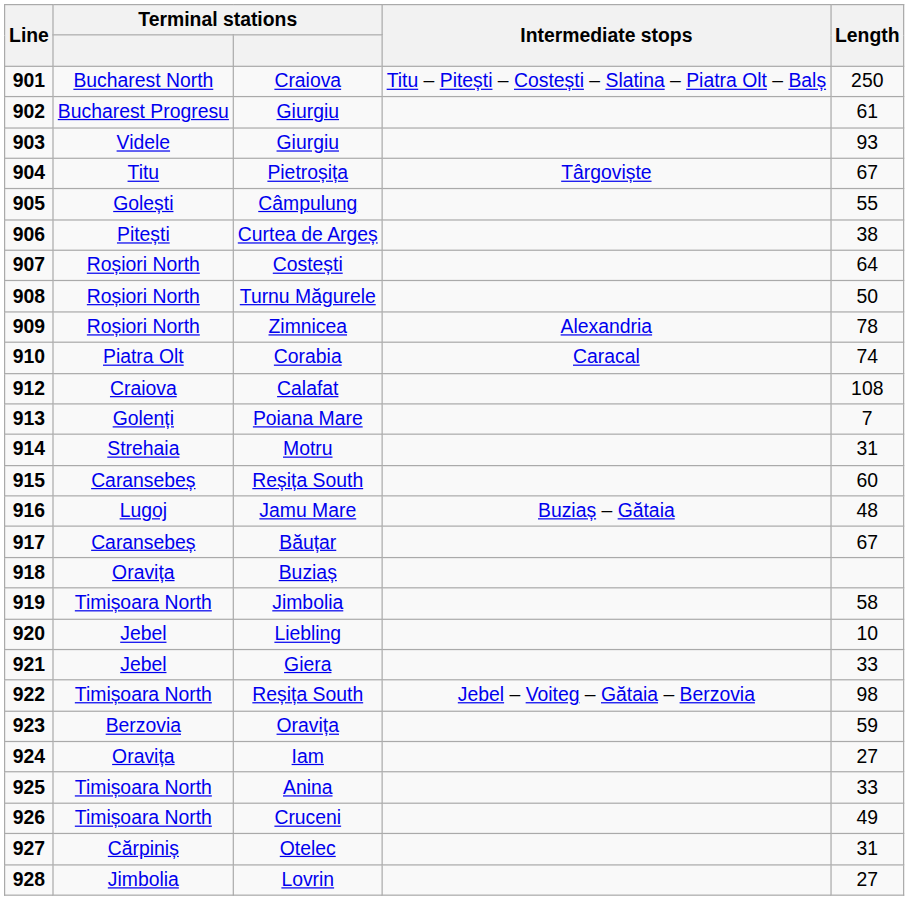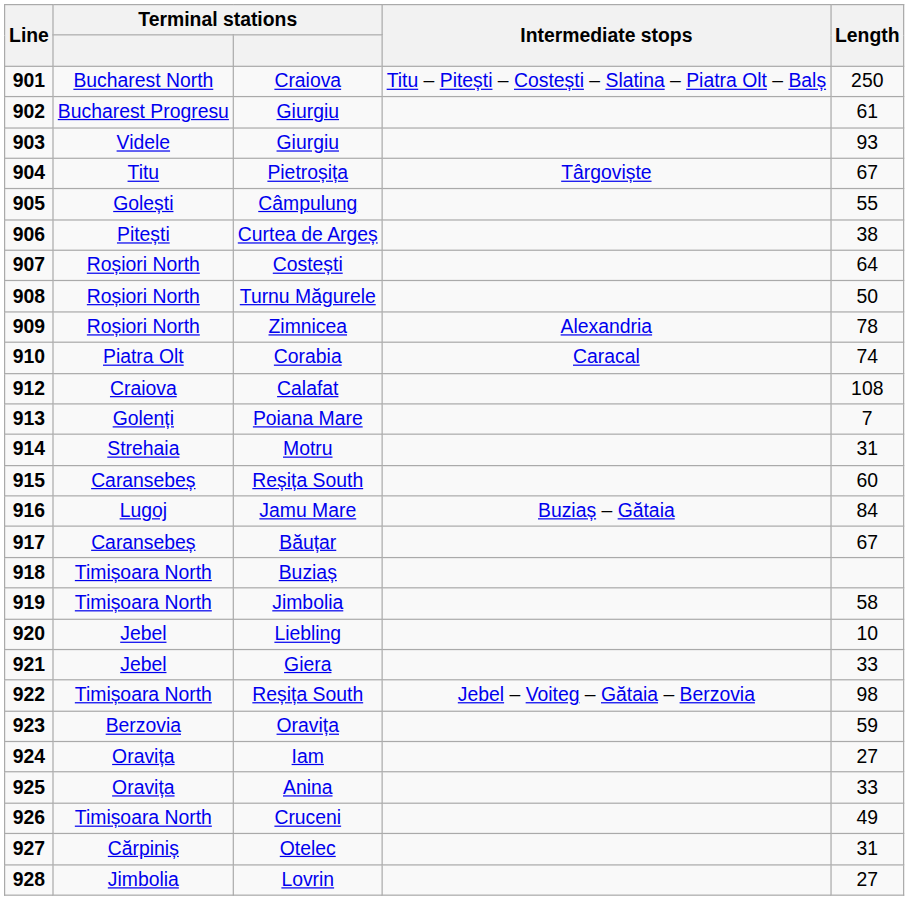(867, 511) 48 -> (867, 511) 84
(143, 572) Oravița -> (143, 572) Timișoara North
(143, 787) Timișoara North -> (143, 787) Oravița
